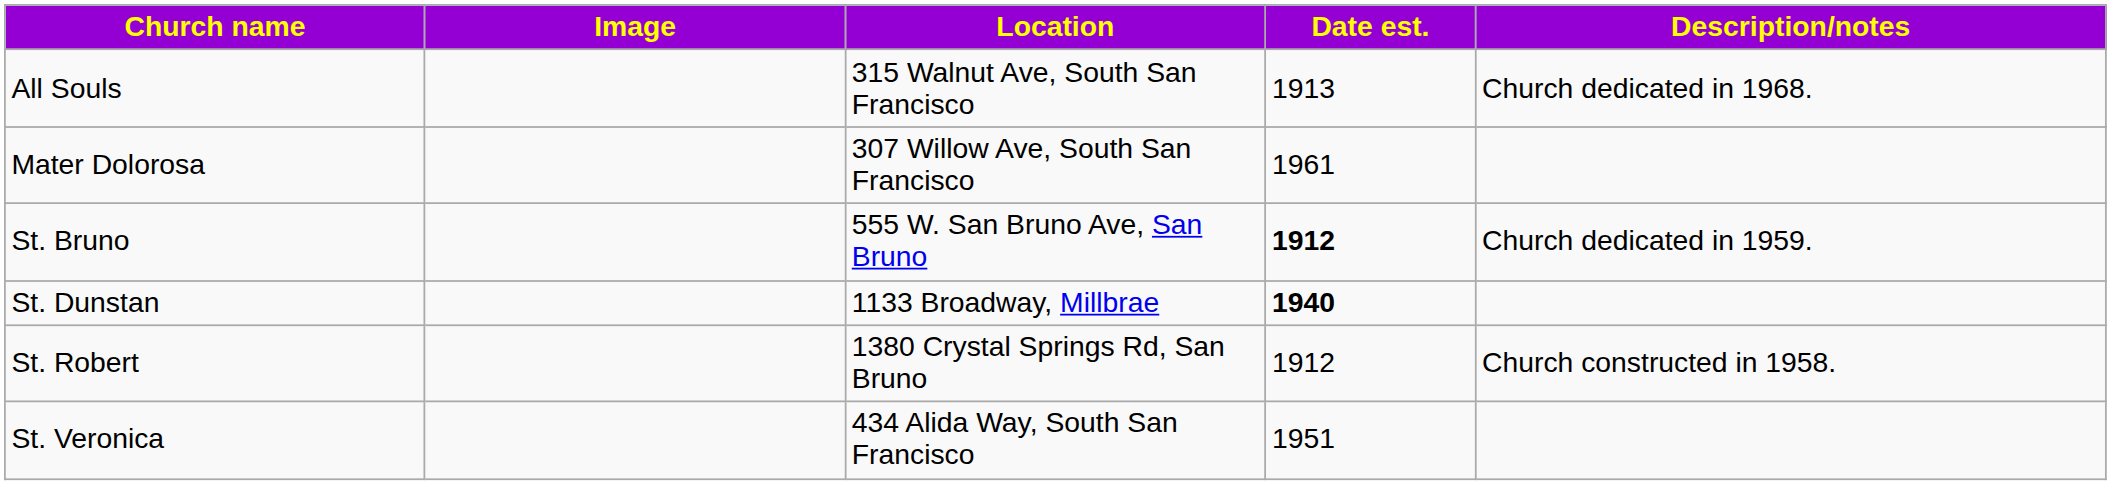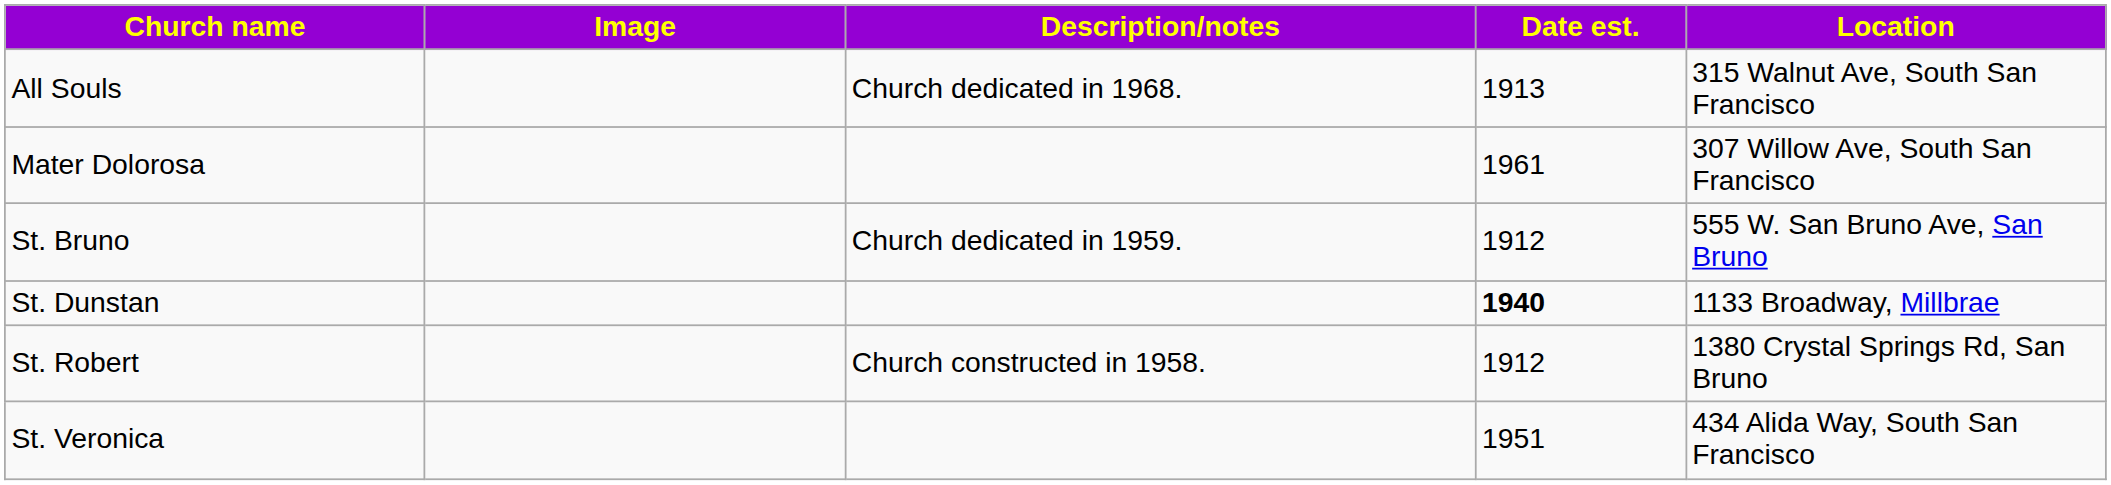columns swapped: (1055, 26) <-> (1791, 26)
(1303, 241) bold -> (1514, 241) normal
